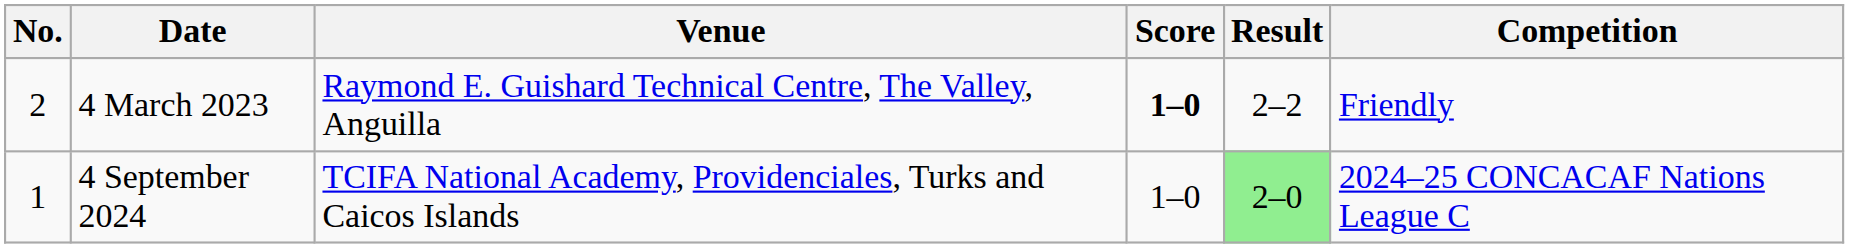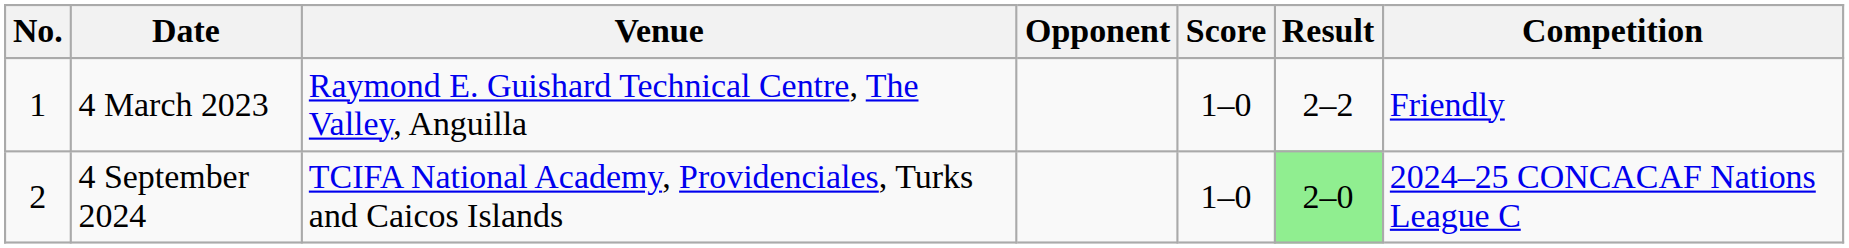+ column: (1098, 31)
(38, 104) 2 -> (38, 104) 1
(1175, 104) bold -> (1226, 104) normal
(38, 196) 1 -> (38, 196) 2
